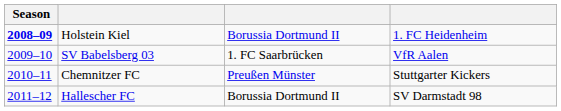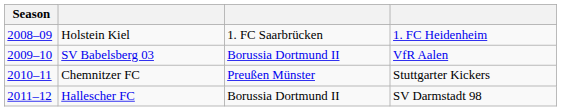(30, 34) bold -> (30, 34) normal
(283, 34) Borussia Dortmund II -> (275, 34) 1. FC Saarbrücken
(275, 55) 1. FC Saarbrücken -> (283, 55) Borussia Dortmund II
